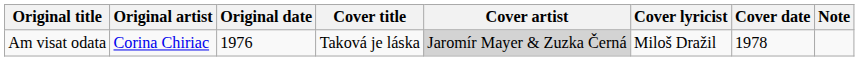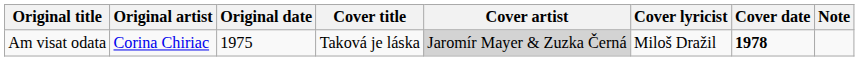(236, 42) 1976 -> (236, 42) 1975
(751, 42) normal -> (751, 42) bold
